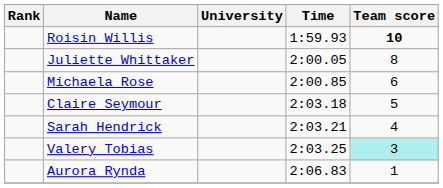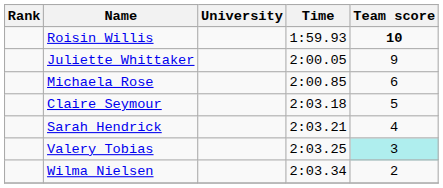(394, 60) 8 -> (394, 60) 9
+ row: (100, 171)
- row: (96, 171)
